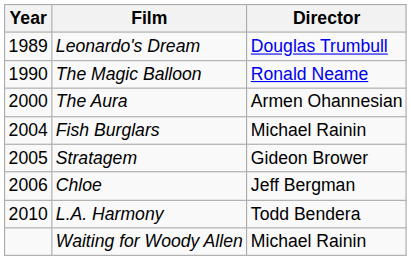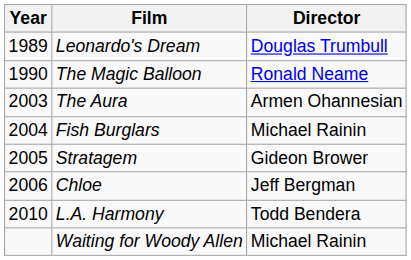(28, 102) 2000 -> (28, 102) 2003
